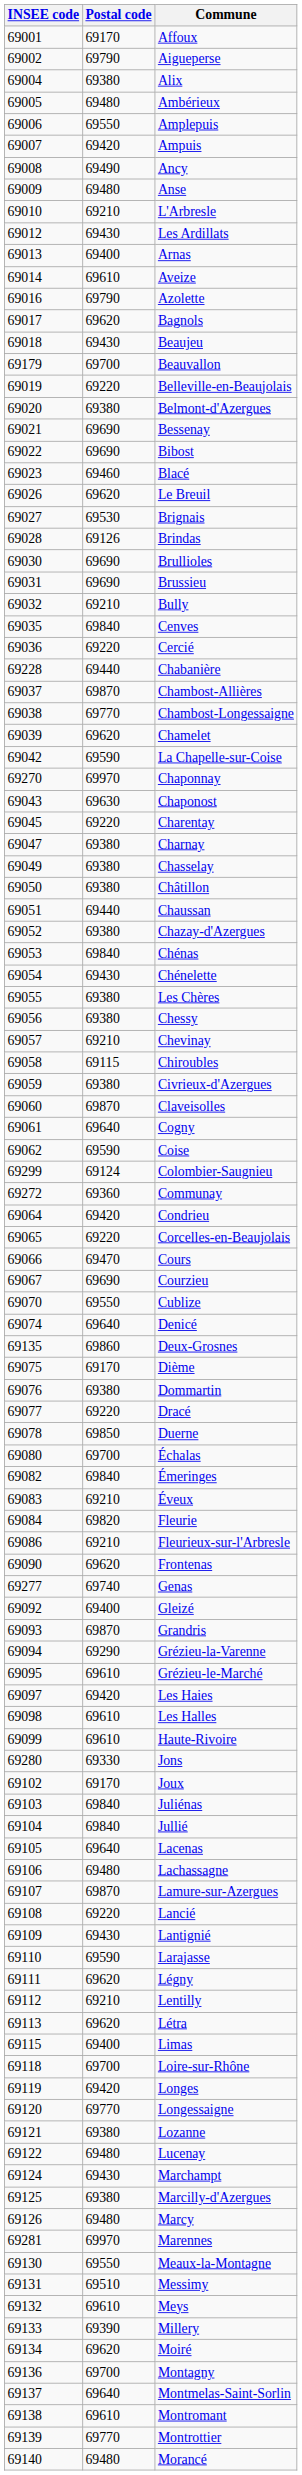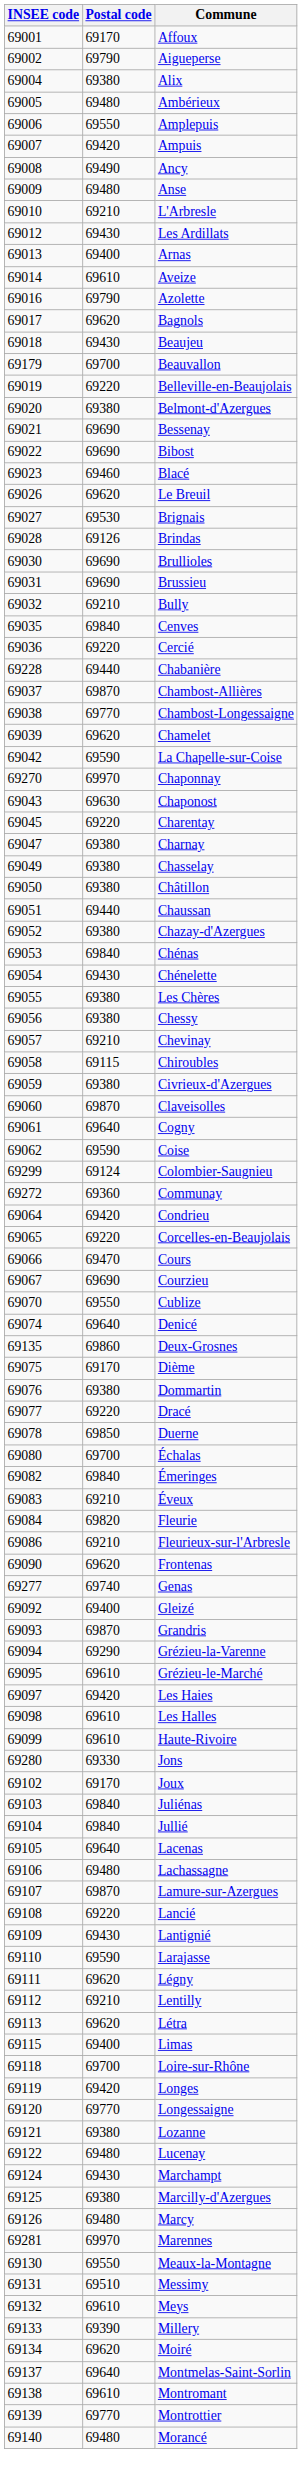- row: (186, 2372)
